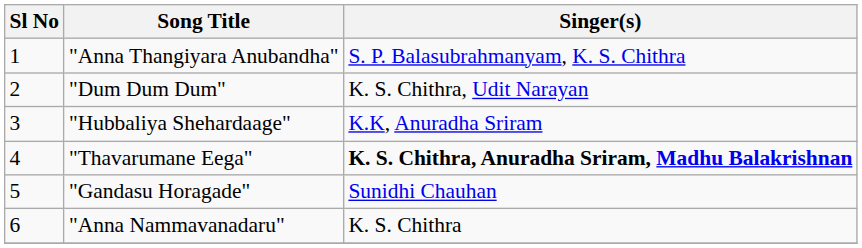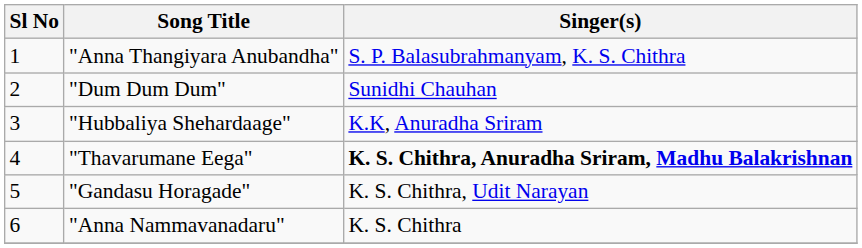(468, 89) K. S. Chithra, Udit Narayan -> (423, 89) Sunidhi Chauhan
(423, 191) Sunidhi Chauhan -> (468, 191) K. S. Chithra, Udit Narayan
